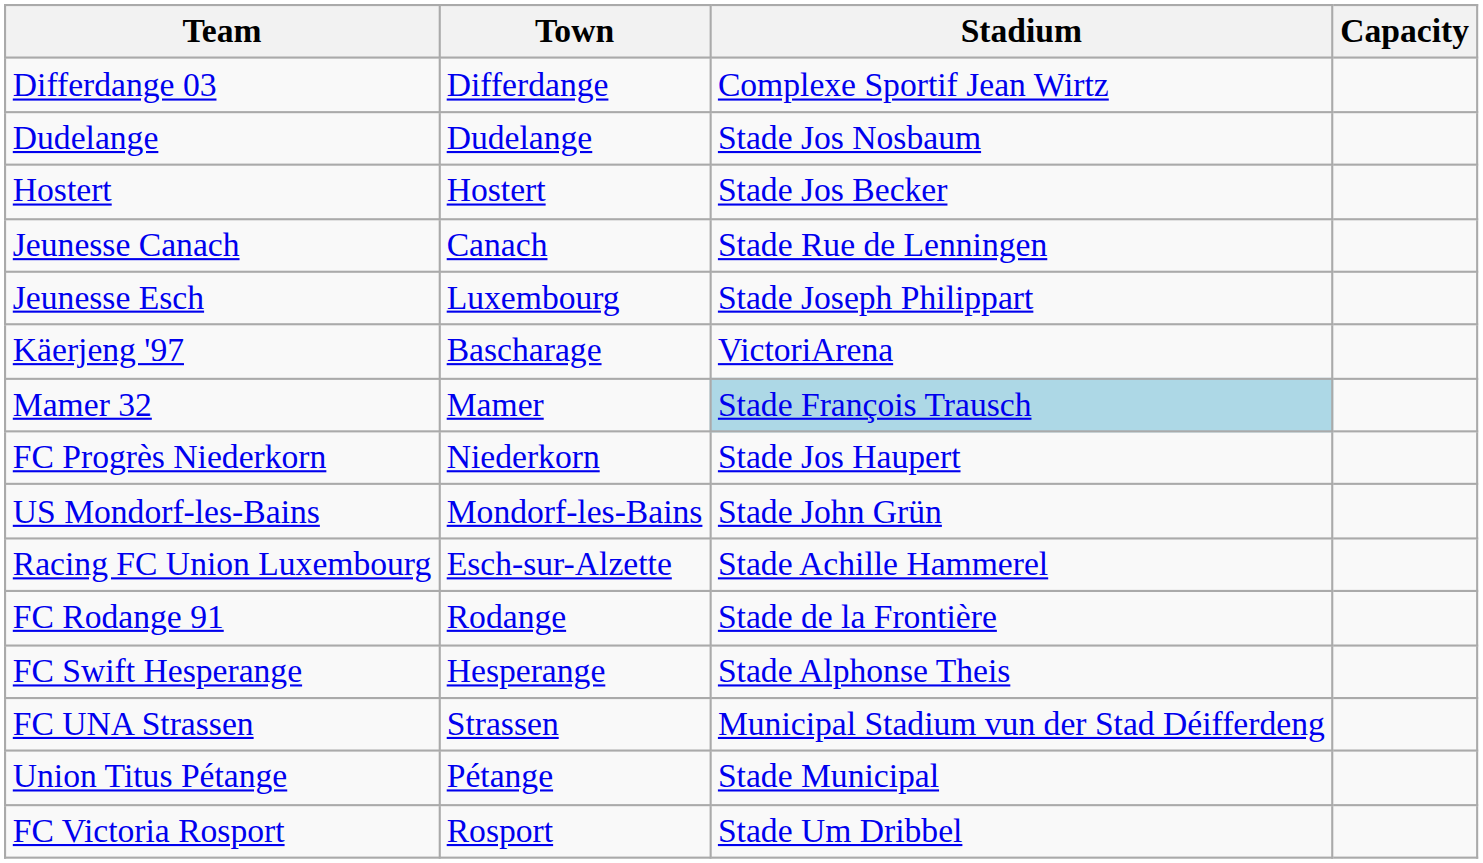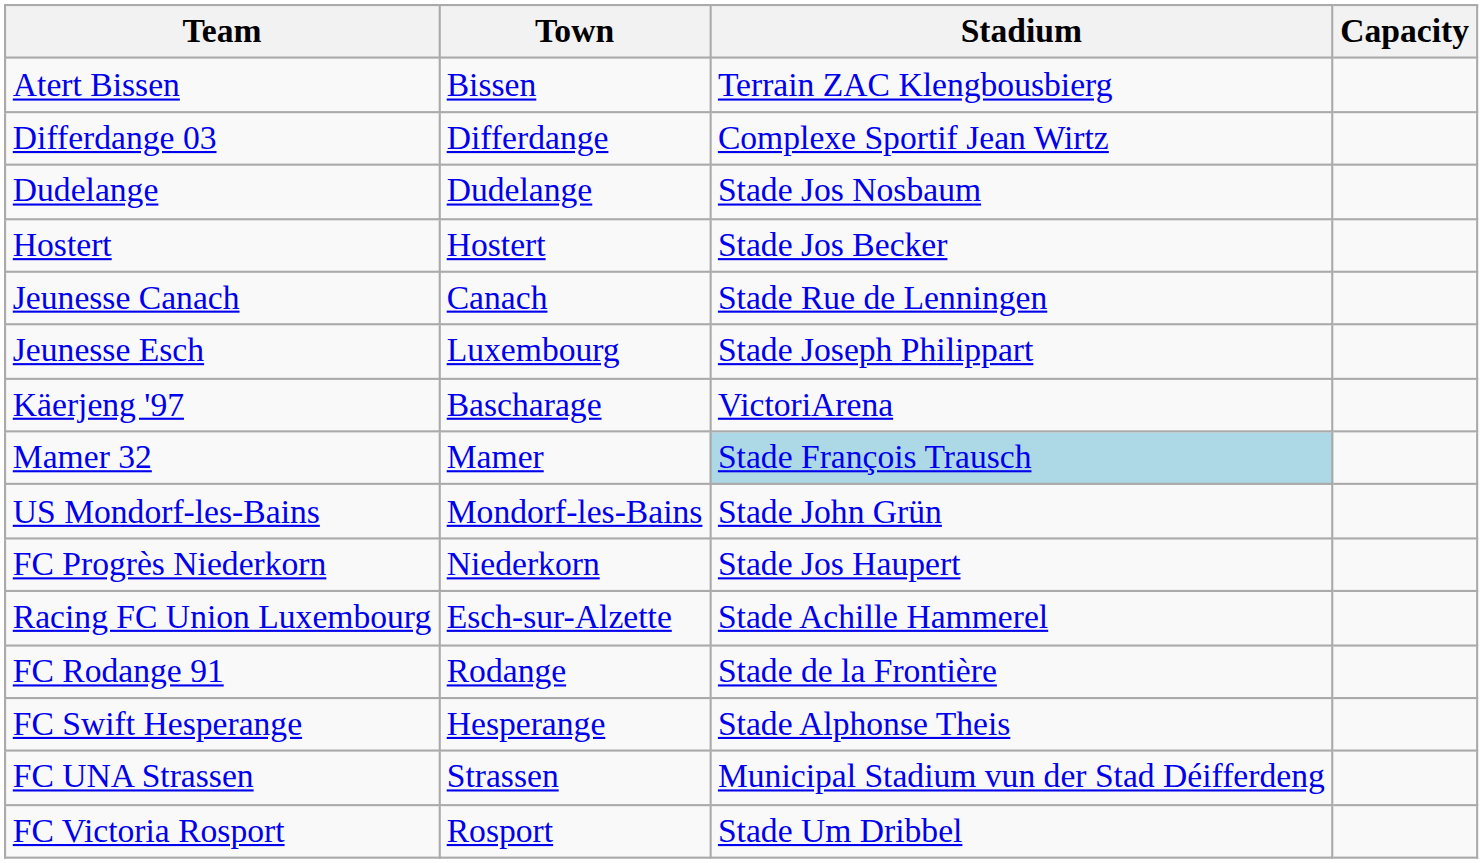+ row: (96, 84)
rows swapped: (166, 510) <-> (170, 457)
- row: (150, 777)
